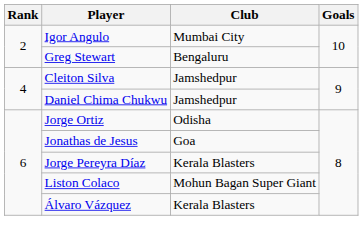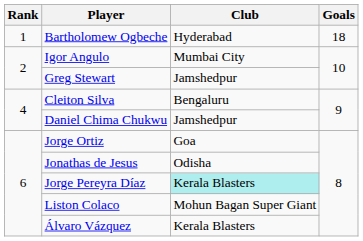+ row: (106, 36)
(201, 57) Bengaluru -> (205, 78) Jamshedpur
(205, 78) Jamshedpur -> (201, 99) Bengaluru
(192, 120) Odisha -> (185, 141) Goa
(184, 141) Goa -> (192, 162) Odisha
(214, 162) no background -> (214, 183) paleturquoise background
